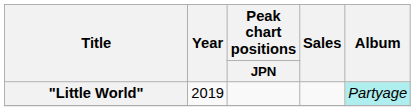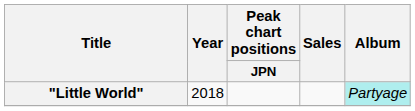(208, 93) 2019 -> (208, 93) 2018
